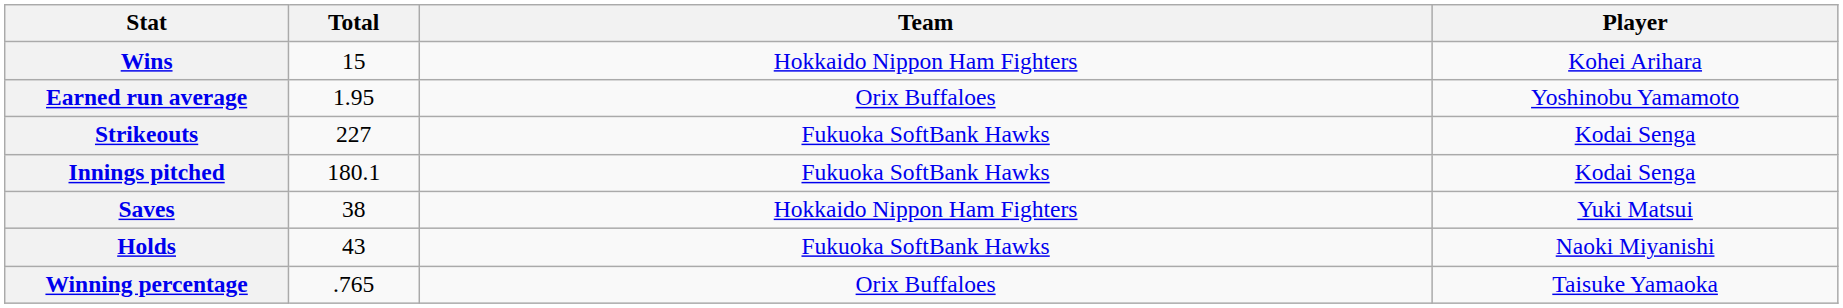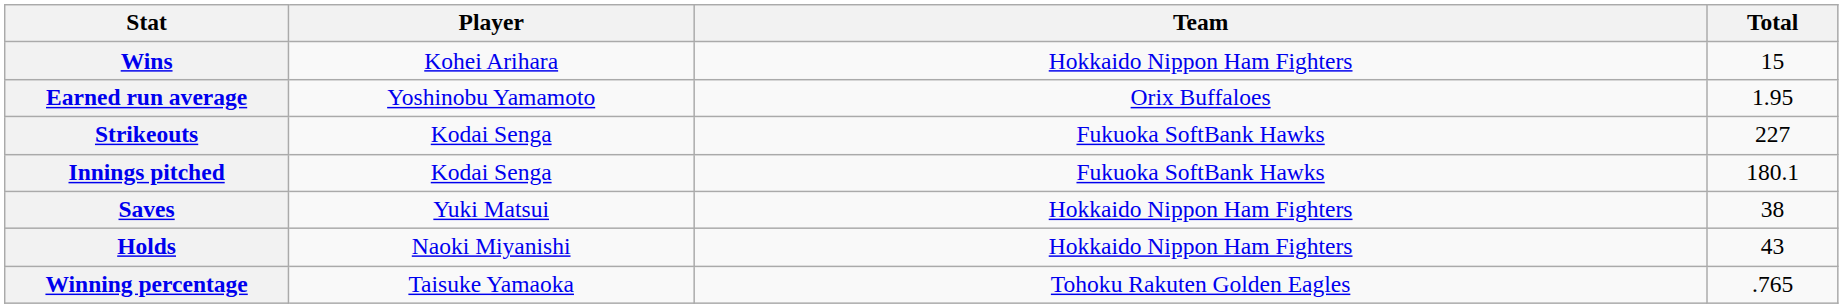columns swapped: (1635, 23) <-> (354, 23)
(926, 246) Fukuoka SoftBank Hawks -> (1201, 246) Hokkaido Nippon Ham Fighters
(926, 284) Orix Buffaloes -> (1201, 284) Tohoku Rakuten Golden Eagles
